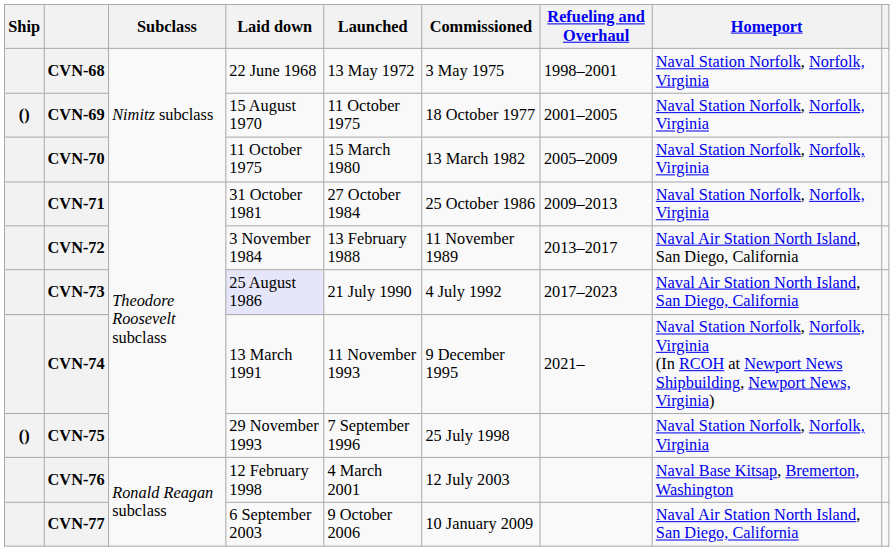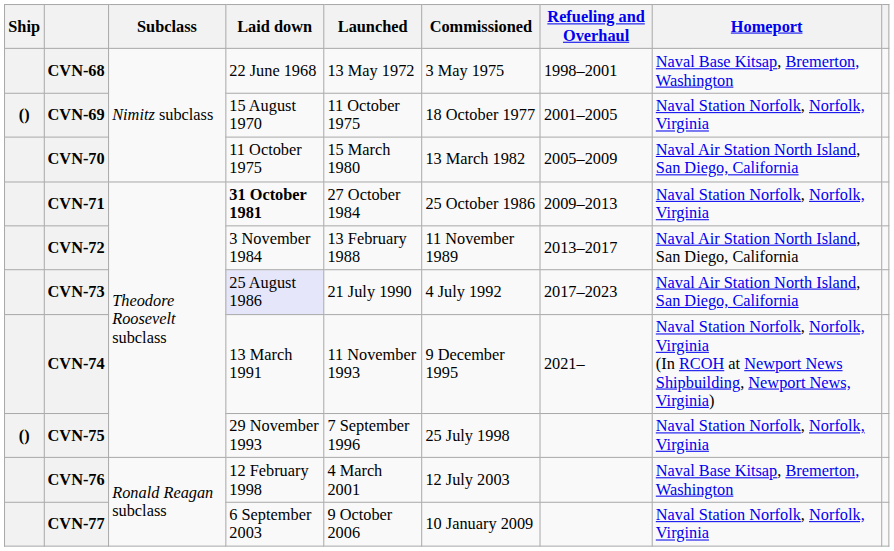(760, 70) Naval Station Norfolk, Norfolk, Virginia -> (758, 70) Naval Base Kitsap, Bremerton, Washington
(760, 159) Naval Station Norfolk, Norfolk, Virginia -> (758, 159) Naval Air Station North Island, San Diego, California
(266, 203) normal -> (268, 203) bold
(758, 524) Naval Air Station North Island, San Diego, California -> (760, 524) Naval Station Norfolk, Norfolk, Virginia
